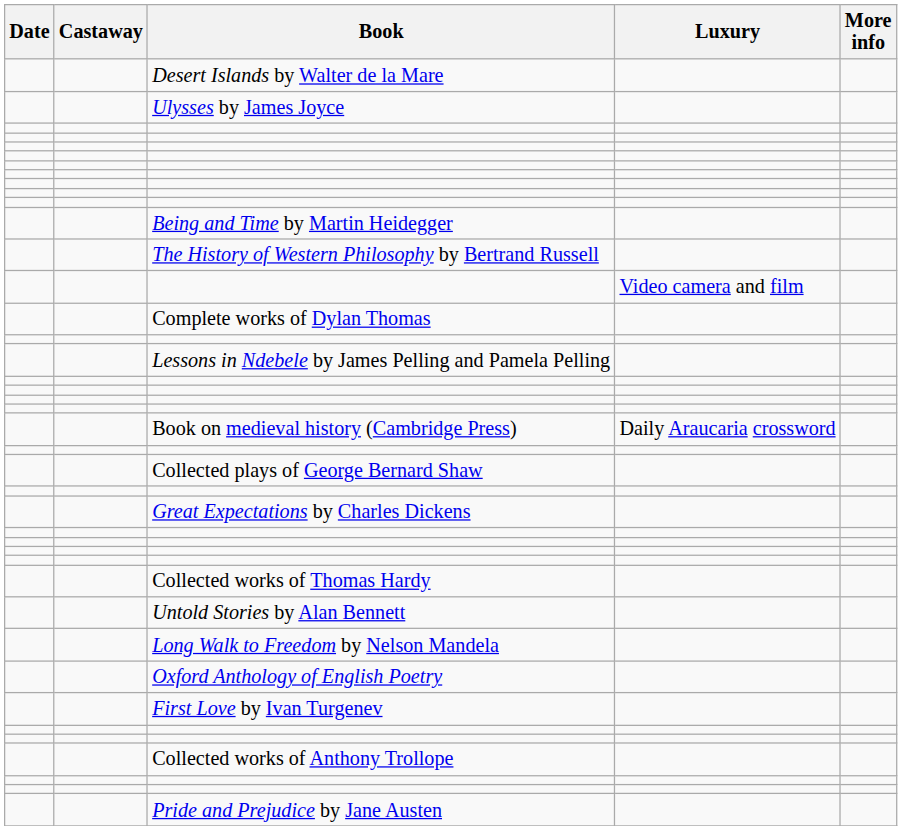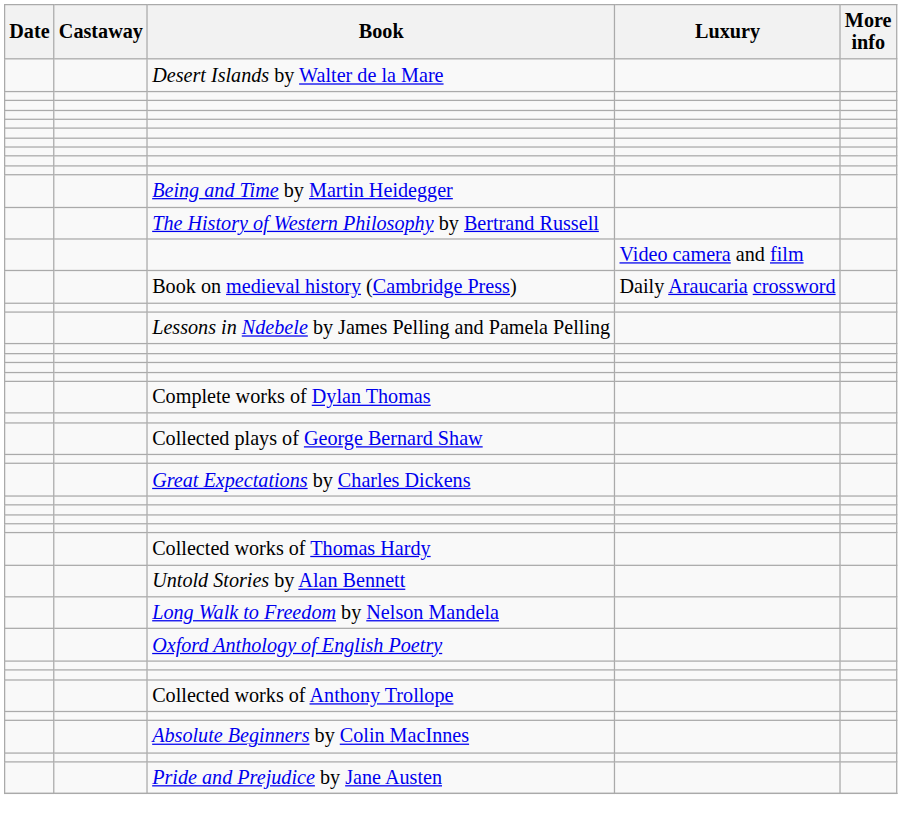- row: (248, 107)
rows swapped: (291, 318) <-> (334, 429)
- row: (267, 708)
+ row: (311, 736)
